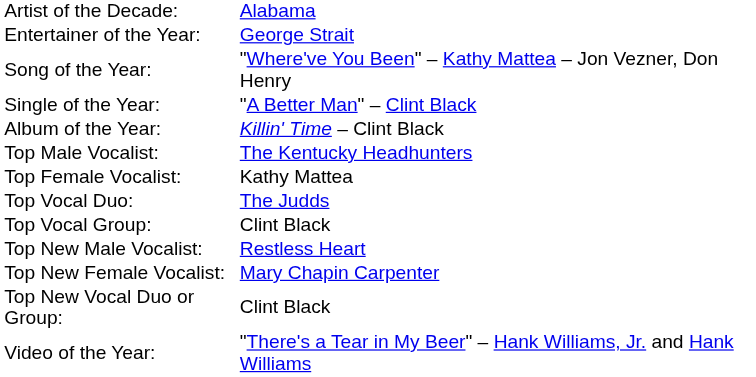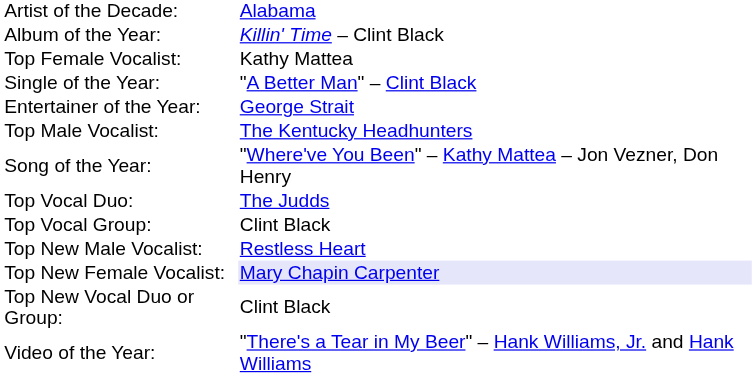rows swapped: (102, 34) <-> (83, 128)
rows swapped: (78, 69) <-> (93, 176)
(340, 272) no background -> (340, 272) lavender background
